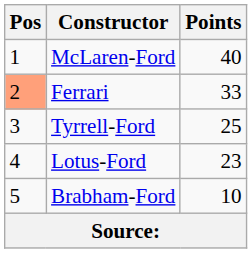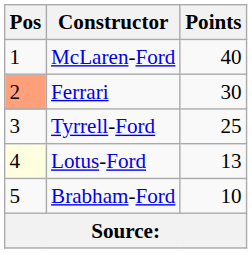(231, 91) 33 -> (231, 91) 30
(15, 161) no background -> (15, 161) lightyellow background
(231, 161) 23 -> (231, 161) 13
